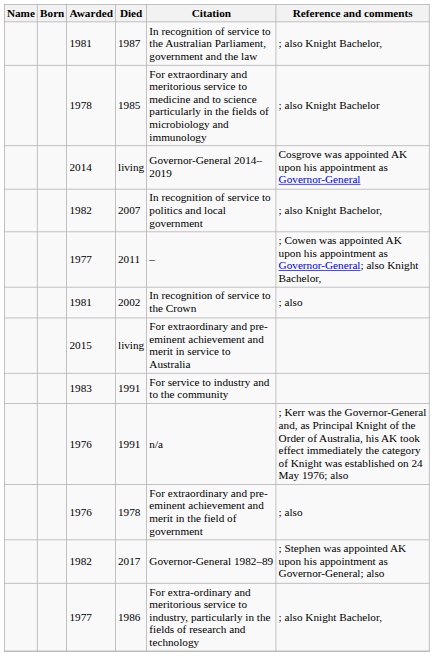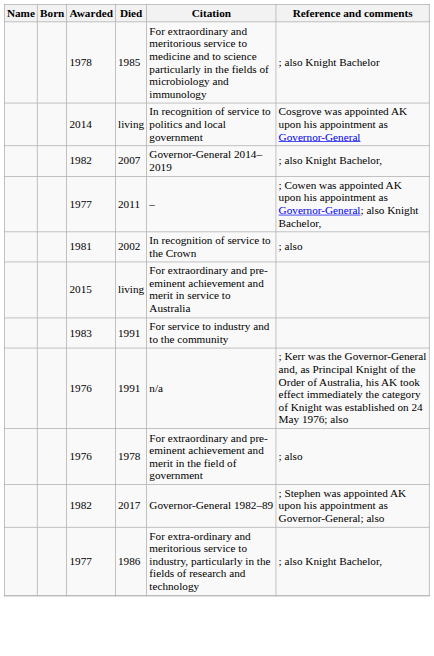- row: (81, 43)
(206, 167) Governor-General 2014–2019 -> (210, 124) In recognition of service to politics and local government
(210, 210) In recognition of service to politics and local government -> (206, 161) Governor-General 2014–2019
